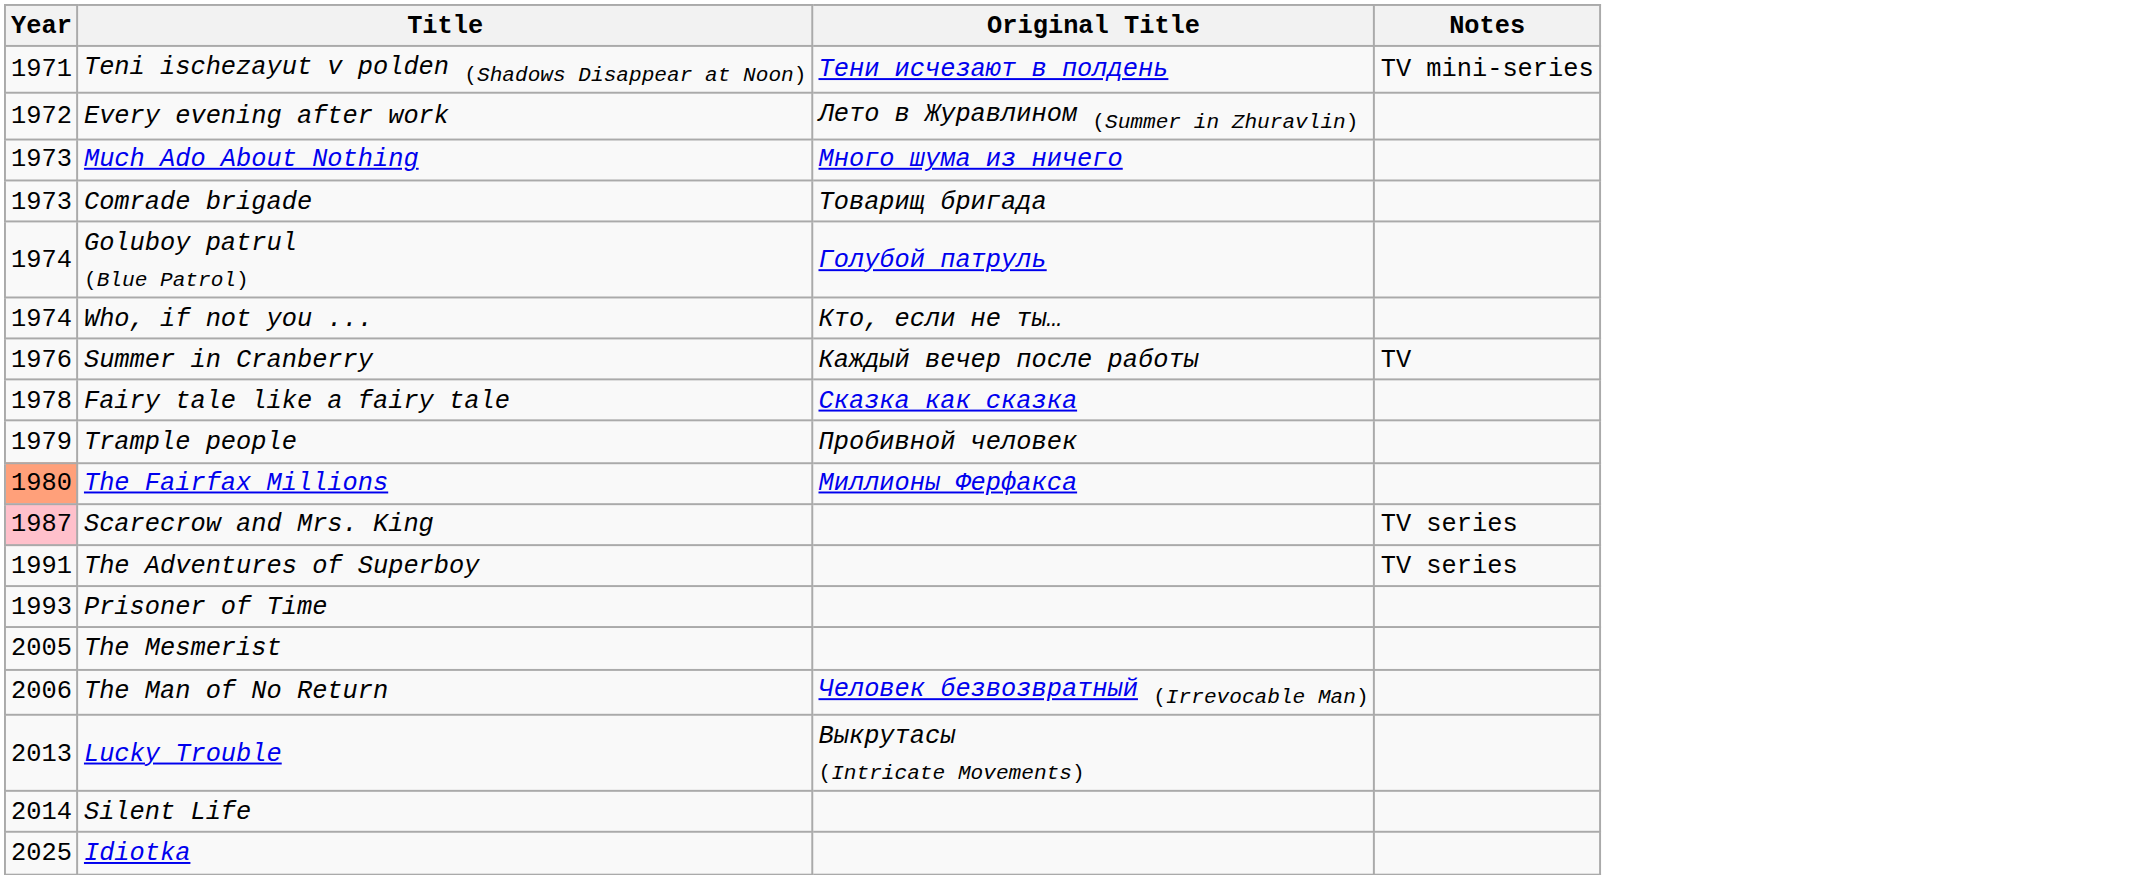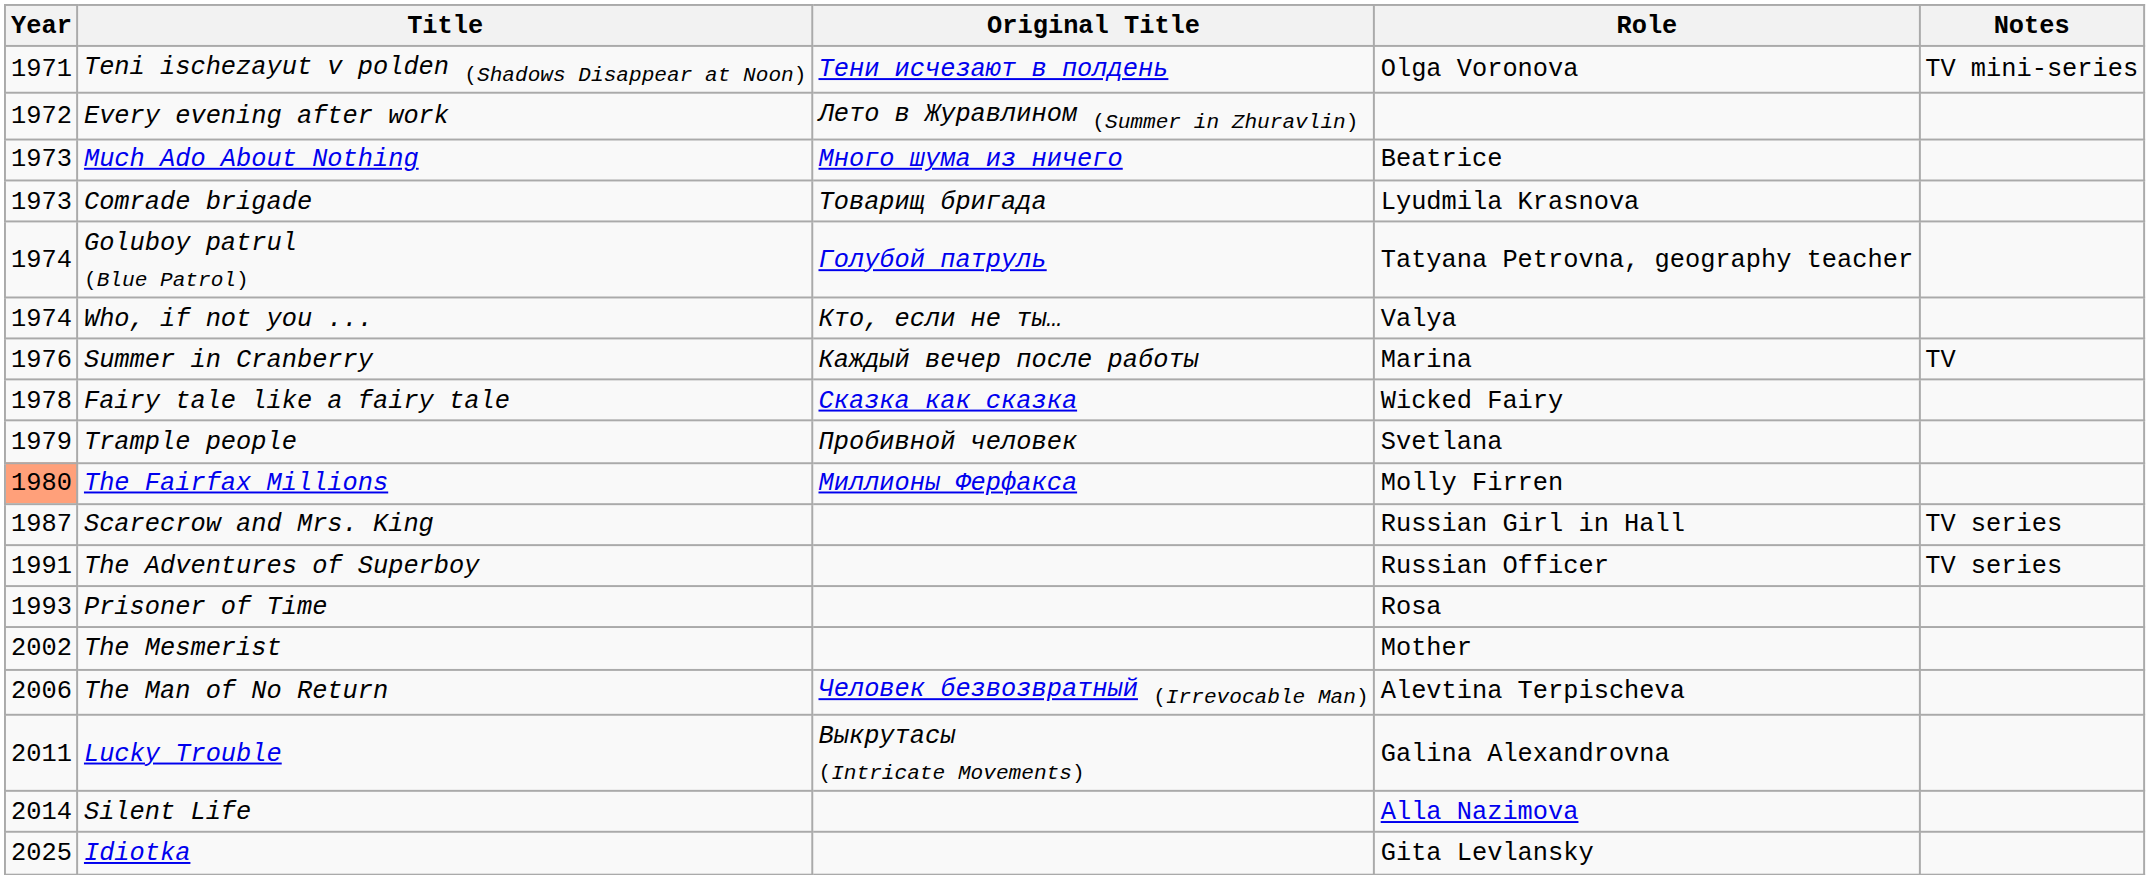+ column: (1647, 26)
(41, 525) pink background -> (41, 525) no background
(41, 648) 2005 -> (41, 648) 2002
(41, 753) 2013 -> (41, 753) 2011
